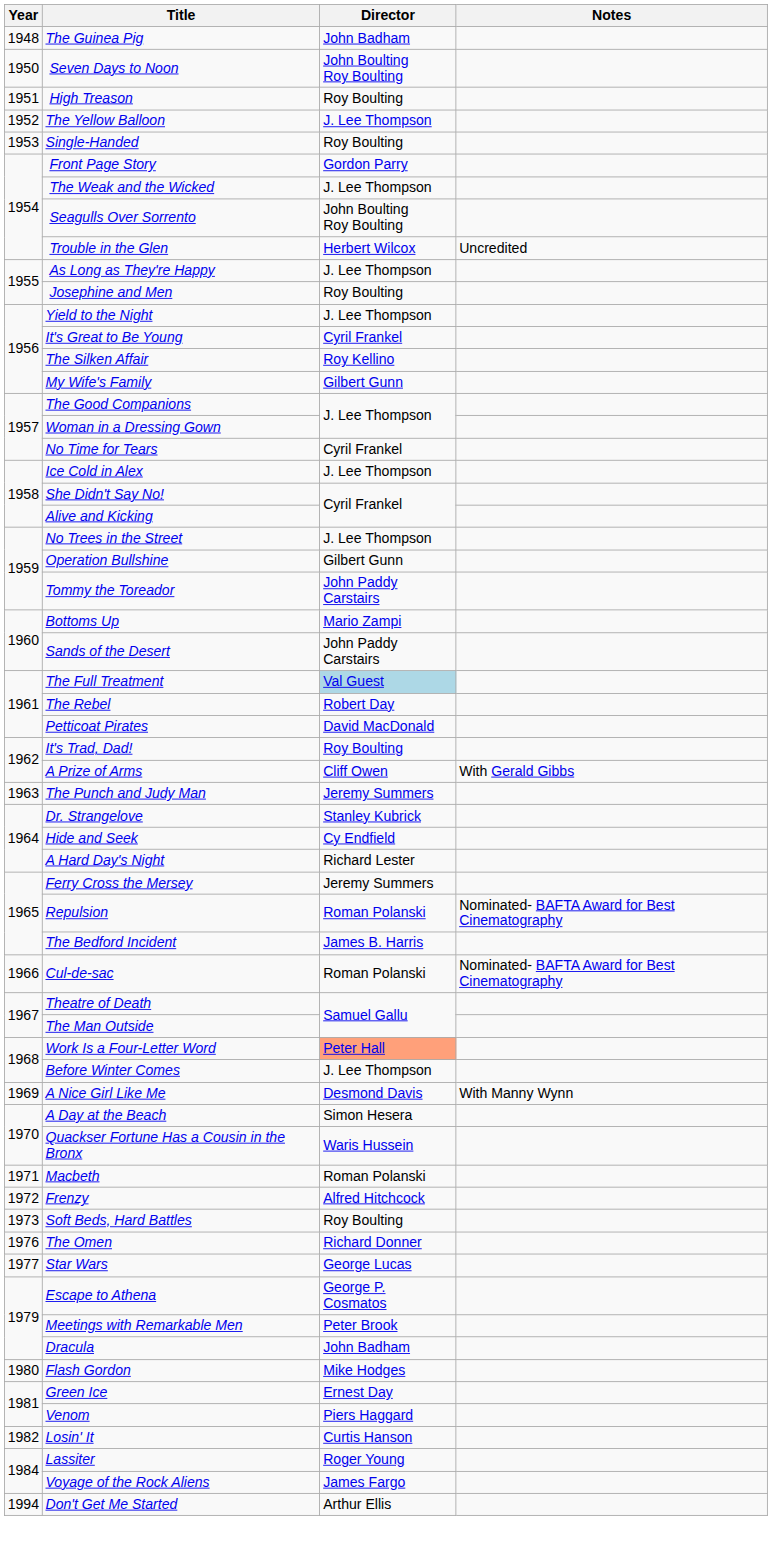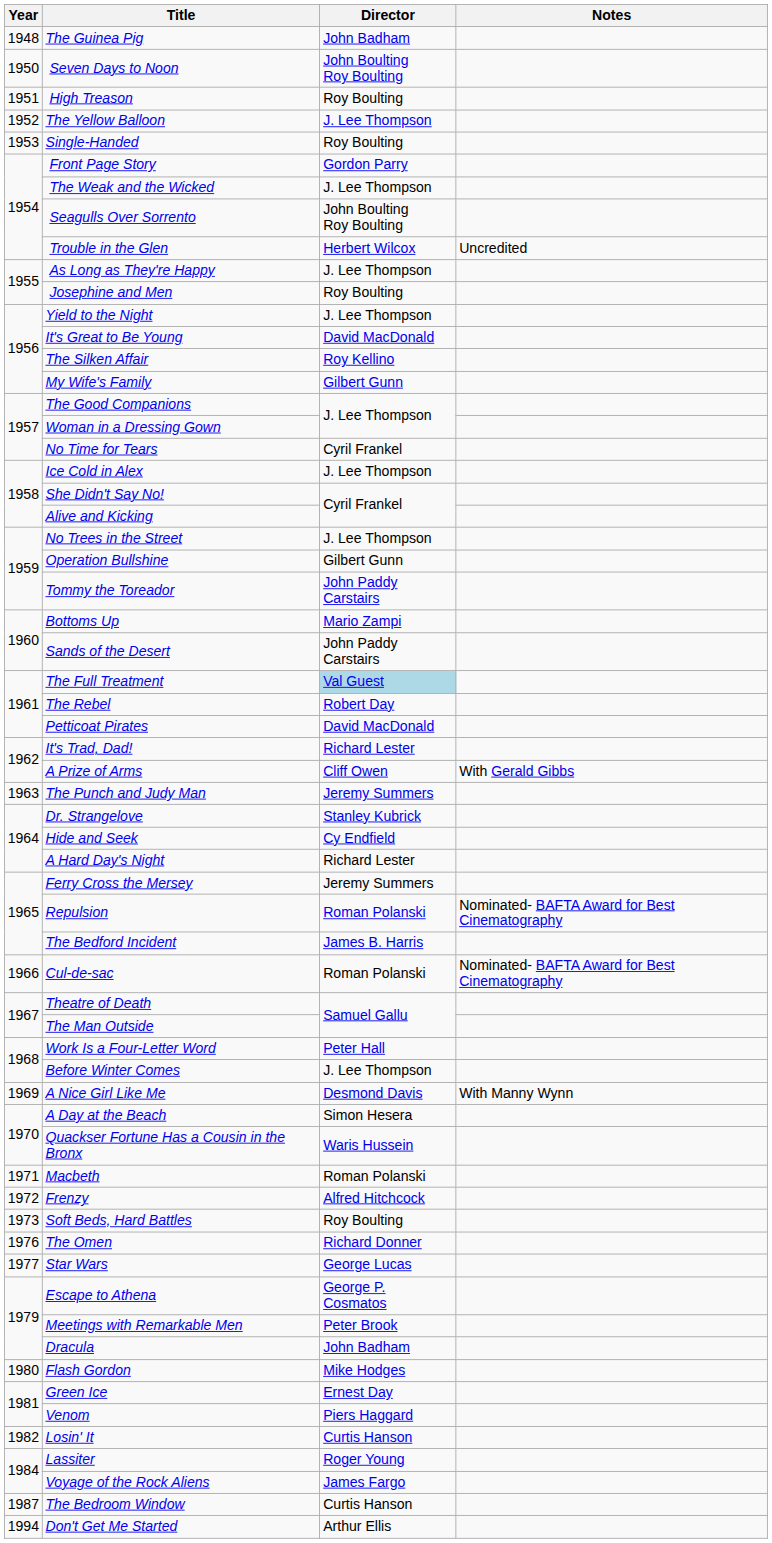(363, 337) Cyril Frankel -> (379, 337) David MacDonald
(363, 748) Roy Boulting -> (369, 748) Richard Lester
(354, 1048) lightsalmon background -> (354, 1048) no background
+ row: (115, 1504)
